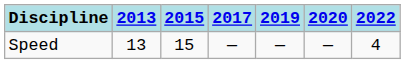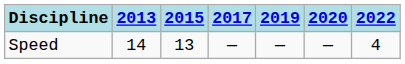(136, 45) 13 -> (136, 45) 14
(184, 45) 15 -> (184, 45) 13
